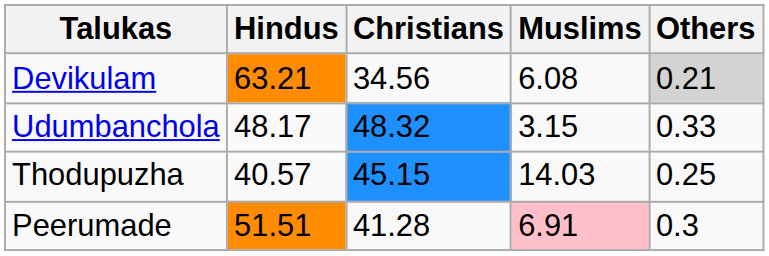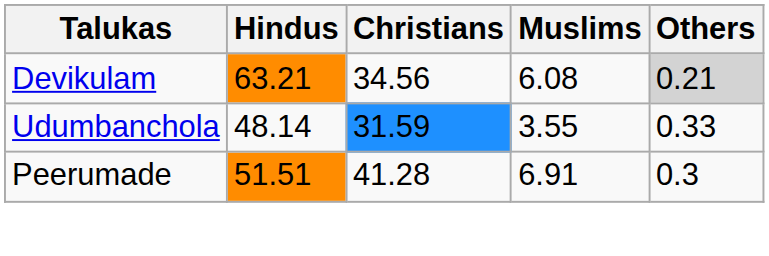(273, 126) 48.17 -> (273, 126) 48.14
(392, 126) 48.32 -> (392, 126) 31.59
(548, 126) 3.15 -> (548, 126) 3.55
- row: (98, 175)
(548, 224) pink background -> (548, 175) no background
